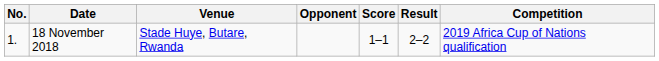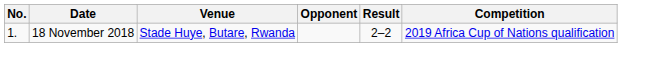- column: (379, 14)
